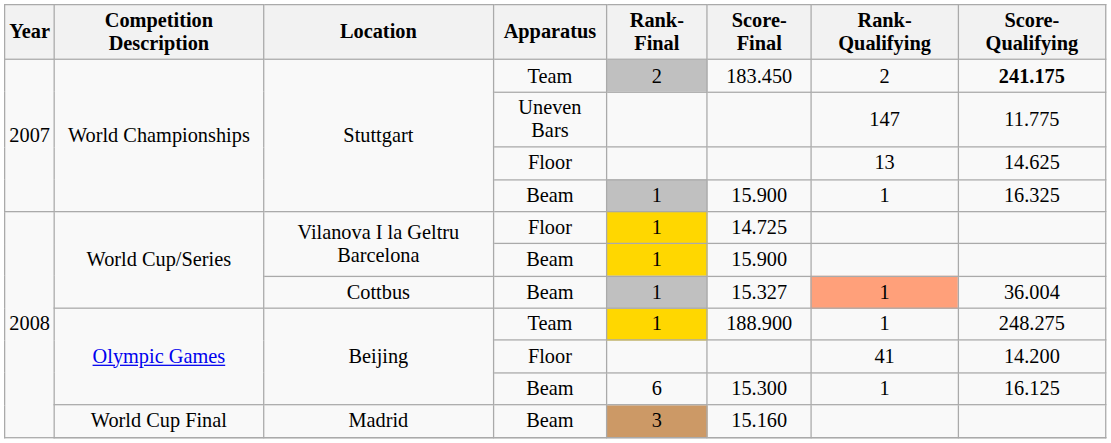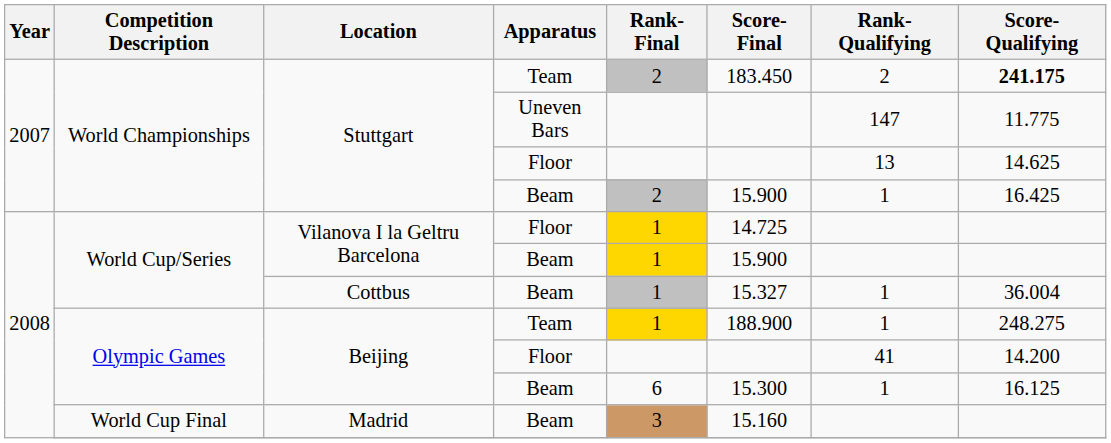(657, 195) 1 -> (657, 195) 2
(1032, 195) 16.325 -> (1032, 195) 16.425
(885, 291) lightsalmon background -> (885, 291) no background
